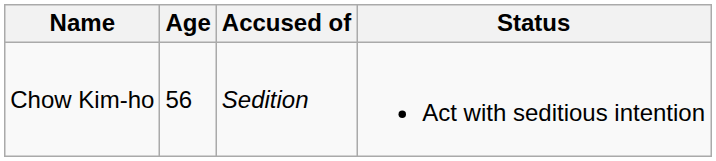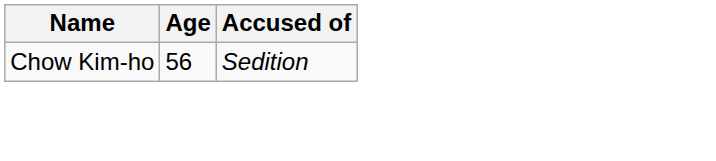- column: (534, 23)
